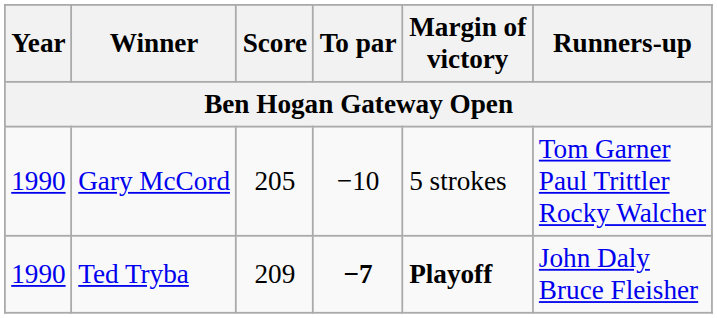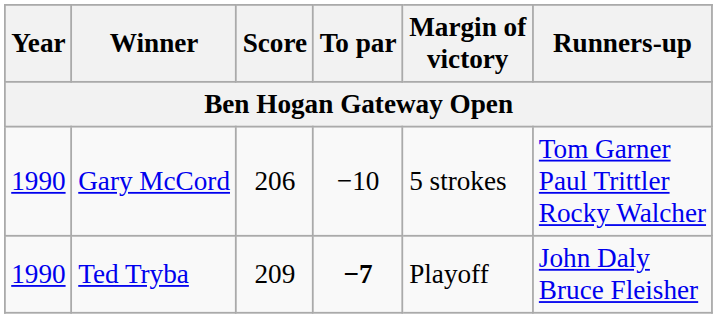(275, 181) 205 -> (275, 181) 206
(451, 274) bold -> (449, 274) normal
